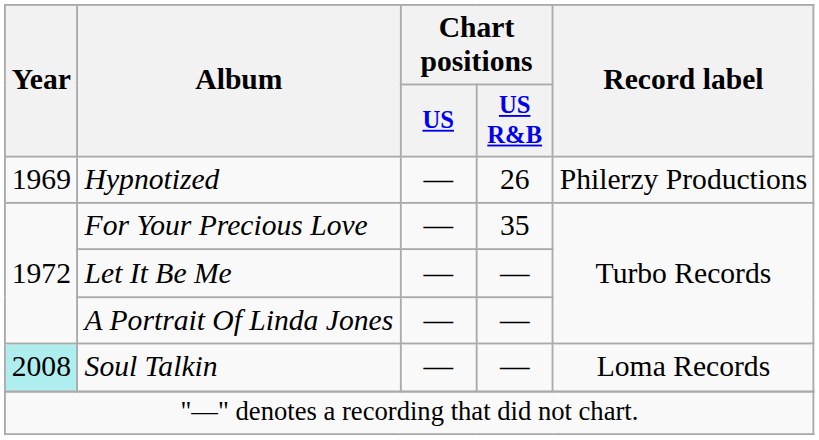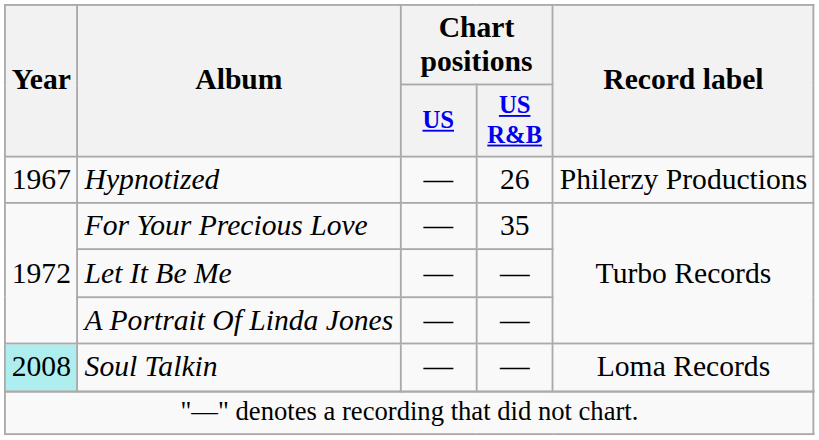(41, 179) 1969 -> (41, 179) 1967
